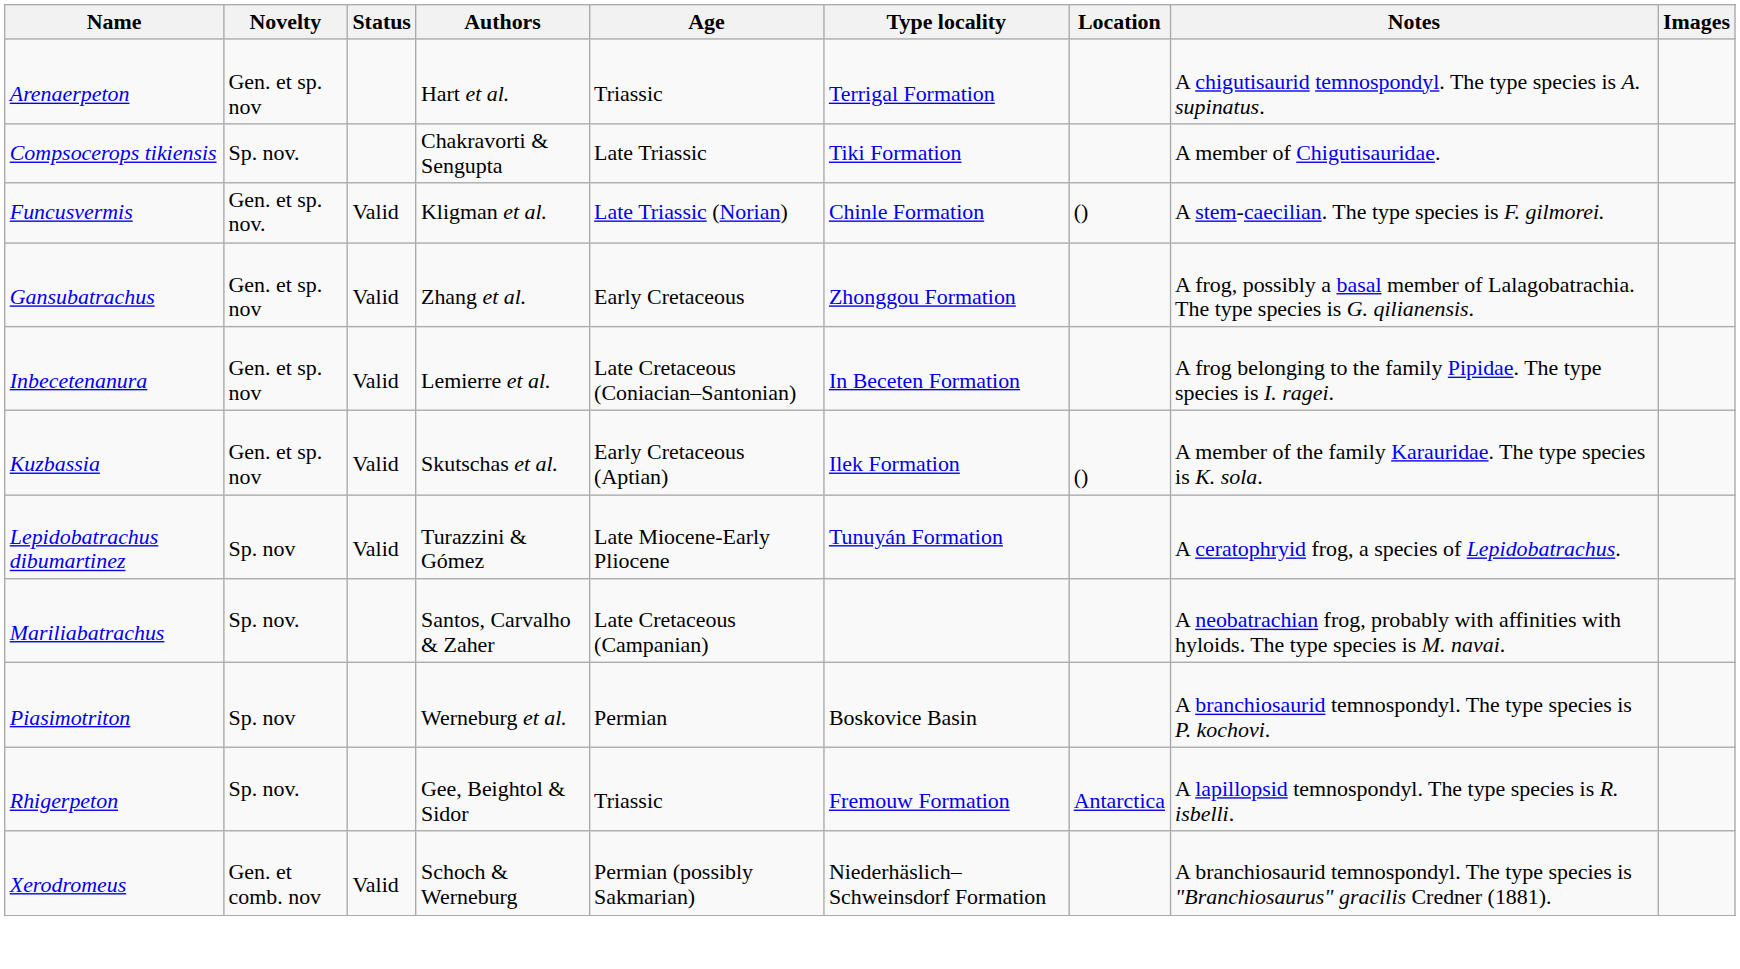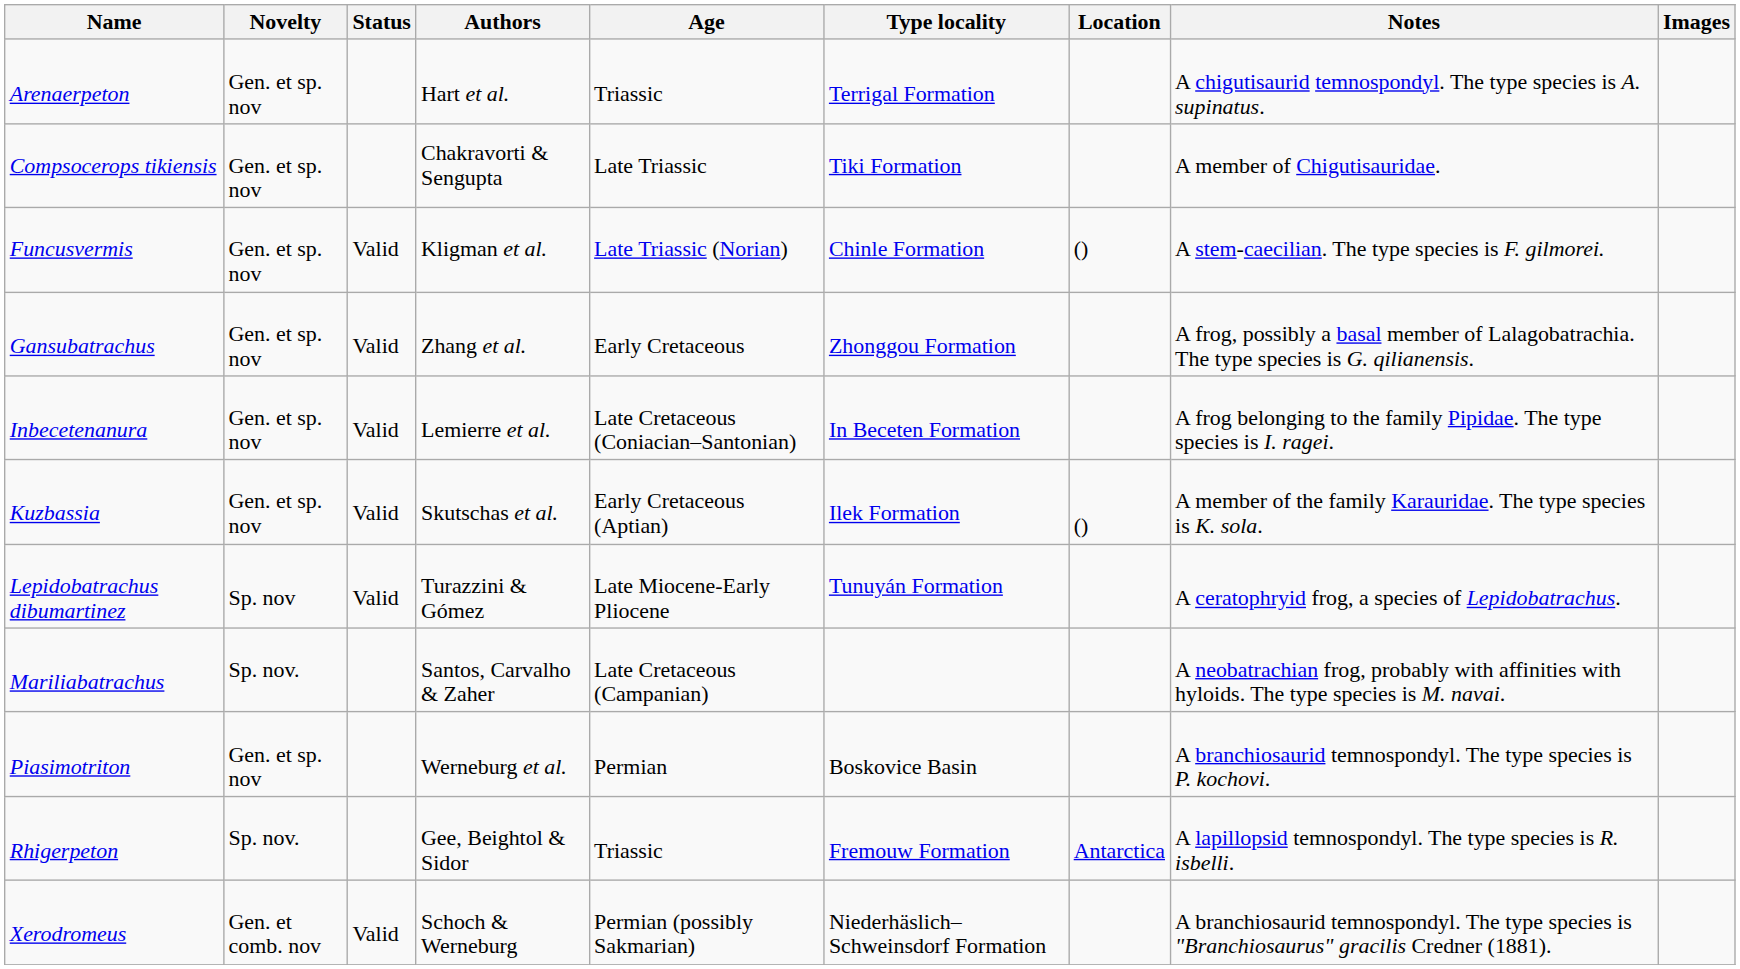(264, 153) Sp. nov. -> (275, 177) Gen. et sp. nov
(275, 212) Gen. et sp. nov. -> (275, 261) Gen. et sp. nov
(262, 716) Sp. nov -> (275, 766) Gen. et sp. nov
